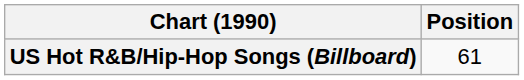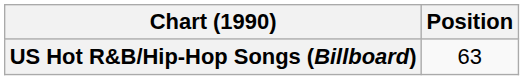(470, 56) 61 -> (470, 56) 63
